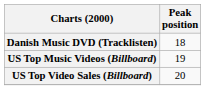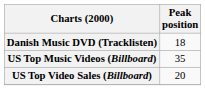(180, 59) 19 -> (180, 59) 35
